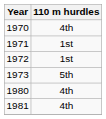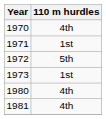(66, 59) 1st -> (66, 59) 5th
(66, 75) 5th -> (66, 75) 1st
